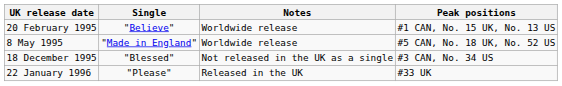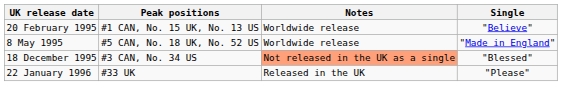columns swapped: (149, 12) <-> (476, 12)
(297, 58) no background -> (359, 58) lightsalmon background
